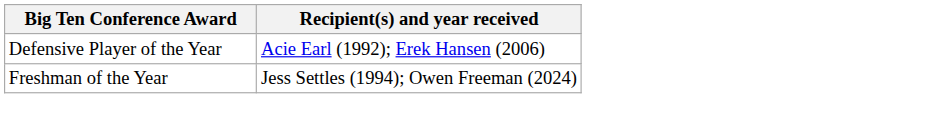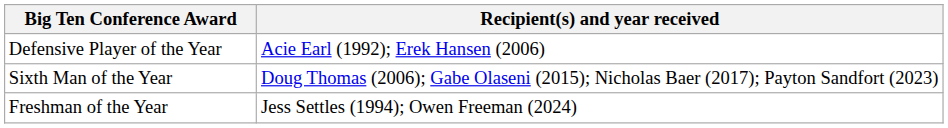+ row: (91, 78)
